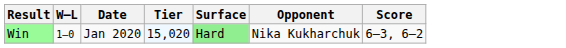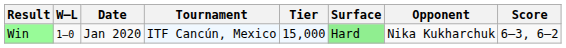+ column: (212, 14)
(168, 34) 15,020 -> (304, 34) 15,000
